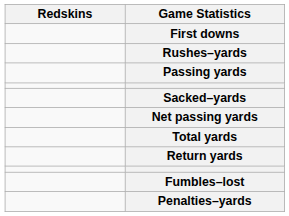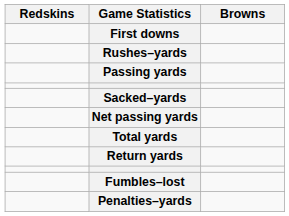+ column: (243, 14)
